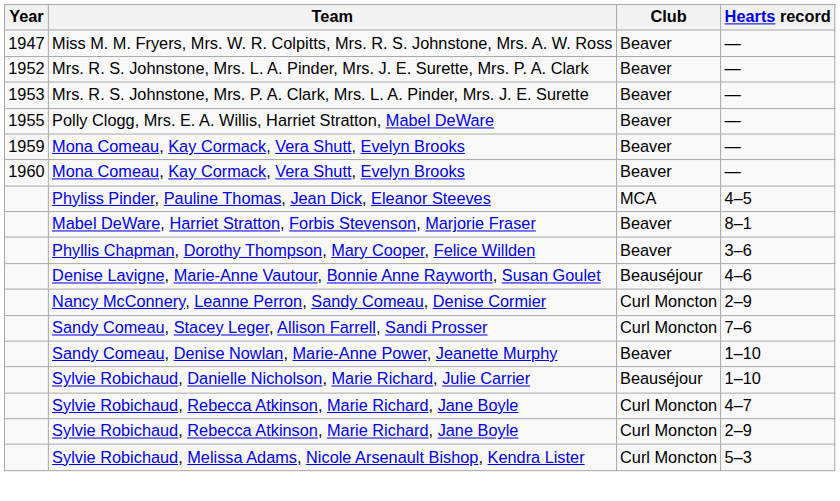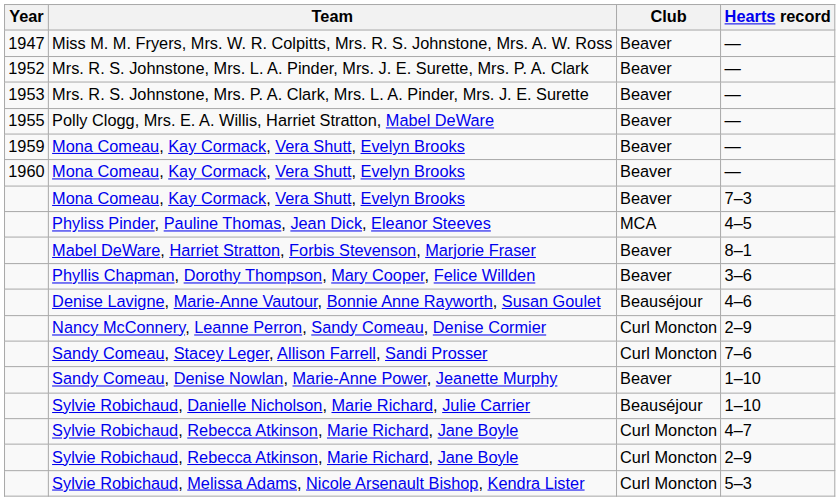+ row: (258, 198)
